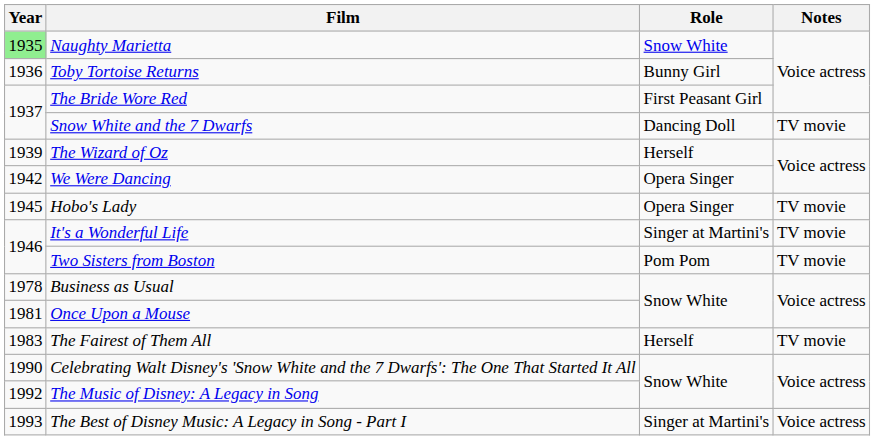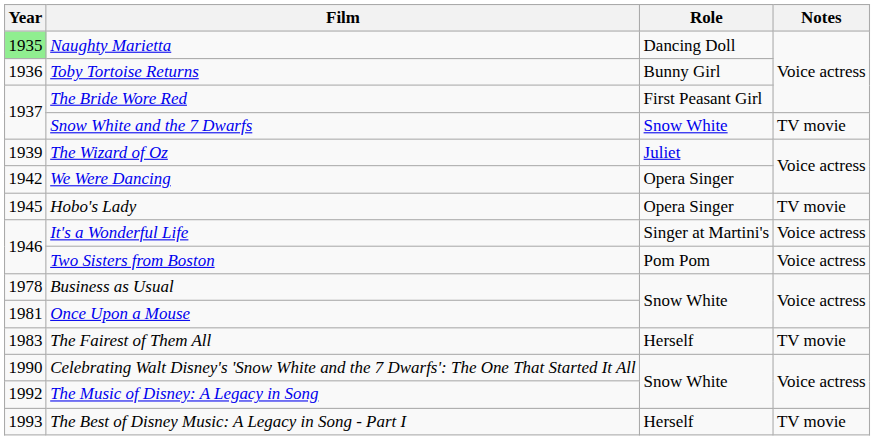(686, 44) Snow White -> (690, 44) Dancing Doll
(690, 125) Dancing Doll -> (686, 125) Snow White
(669, 152) Herself -> (662, 152) Juliet
(811, 233) TV movie -> (821, 233) Voice actress
(811, 260) TV movie -> (821, 260) Voice actress
(706, 421) Singer at Martini's -> (669, 421) Herself
(821, 421) Voice actress -> (811, 421) TV movie
